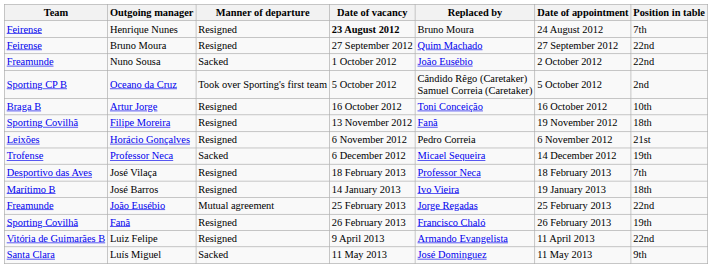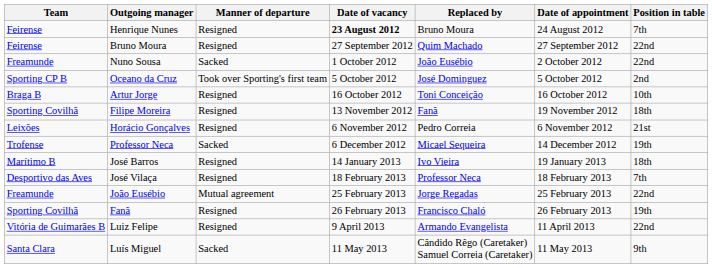(475, 84) Cândido Rêgo (Caretaker) Samuel Correia (Caretaker) -> (452, 78) José Dominguez
rows swapped: (134, 189) <-> (133, 172)
(452, 255) José Dominguez -> (475, 249) Cândido Rêgo (Caretaker) Samuel Correia (Caretaker)
